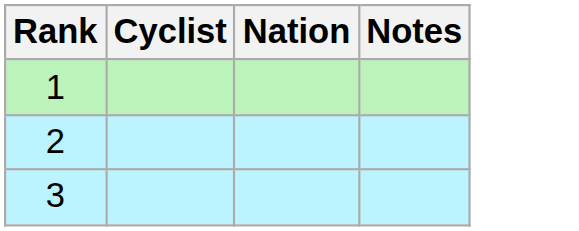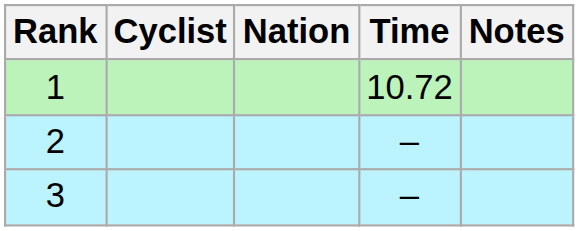+ column: (409, 31)
